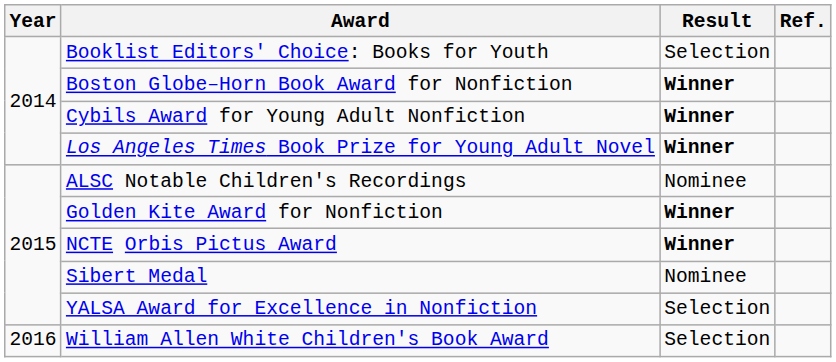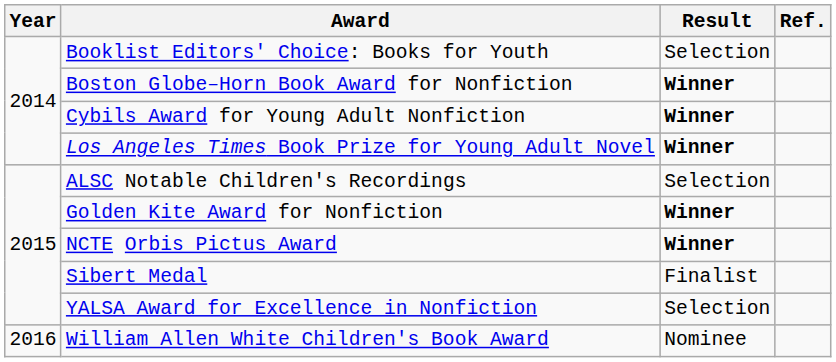(706, 181) Nominee -> (717, 181) Selection
(706, 277) Nominee -> (711, 277) Finalist
(717, 341) Selection -> (706, 341) Nominee
